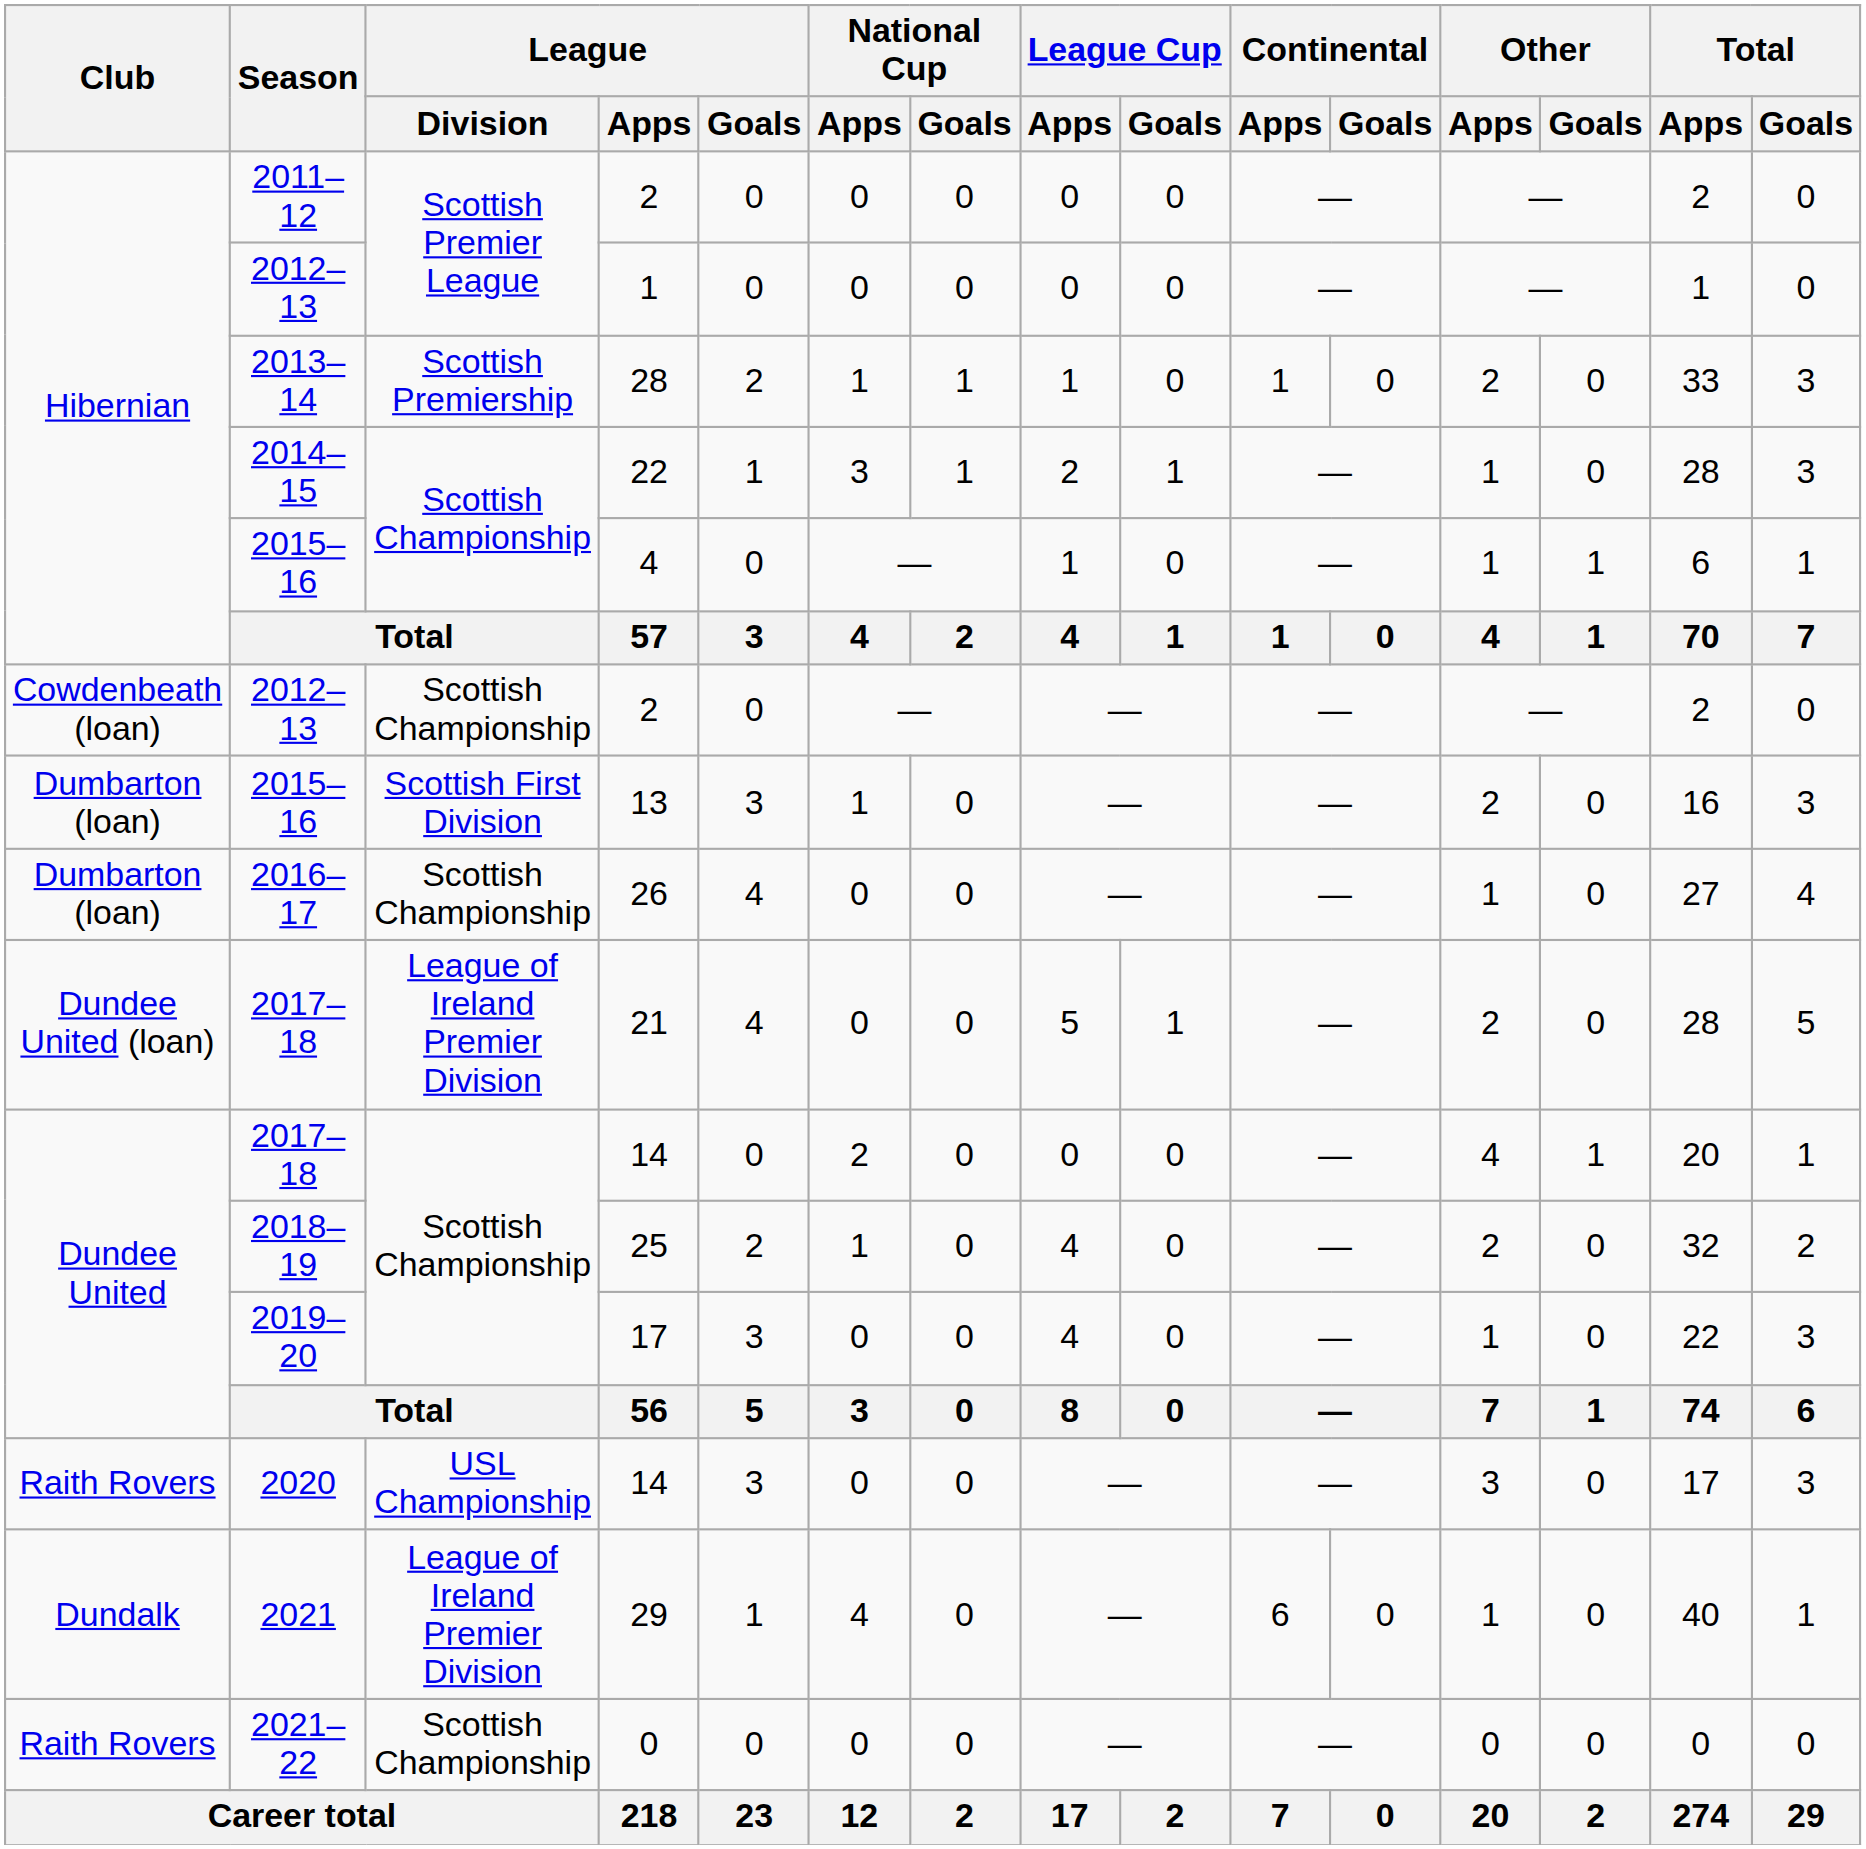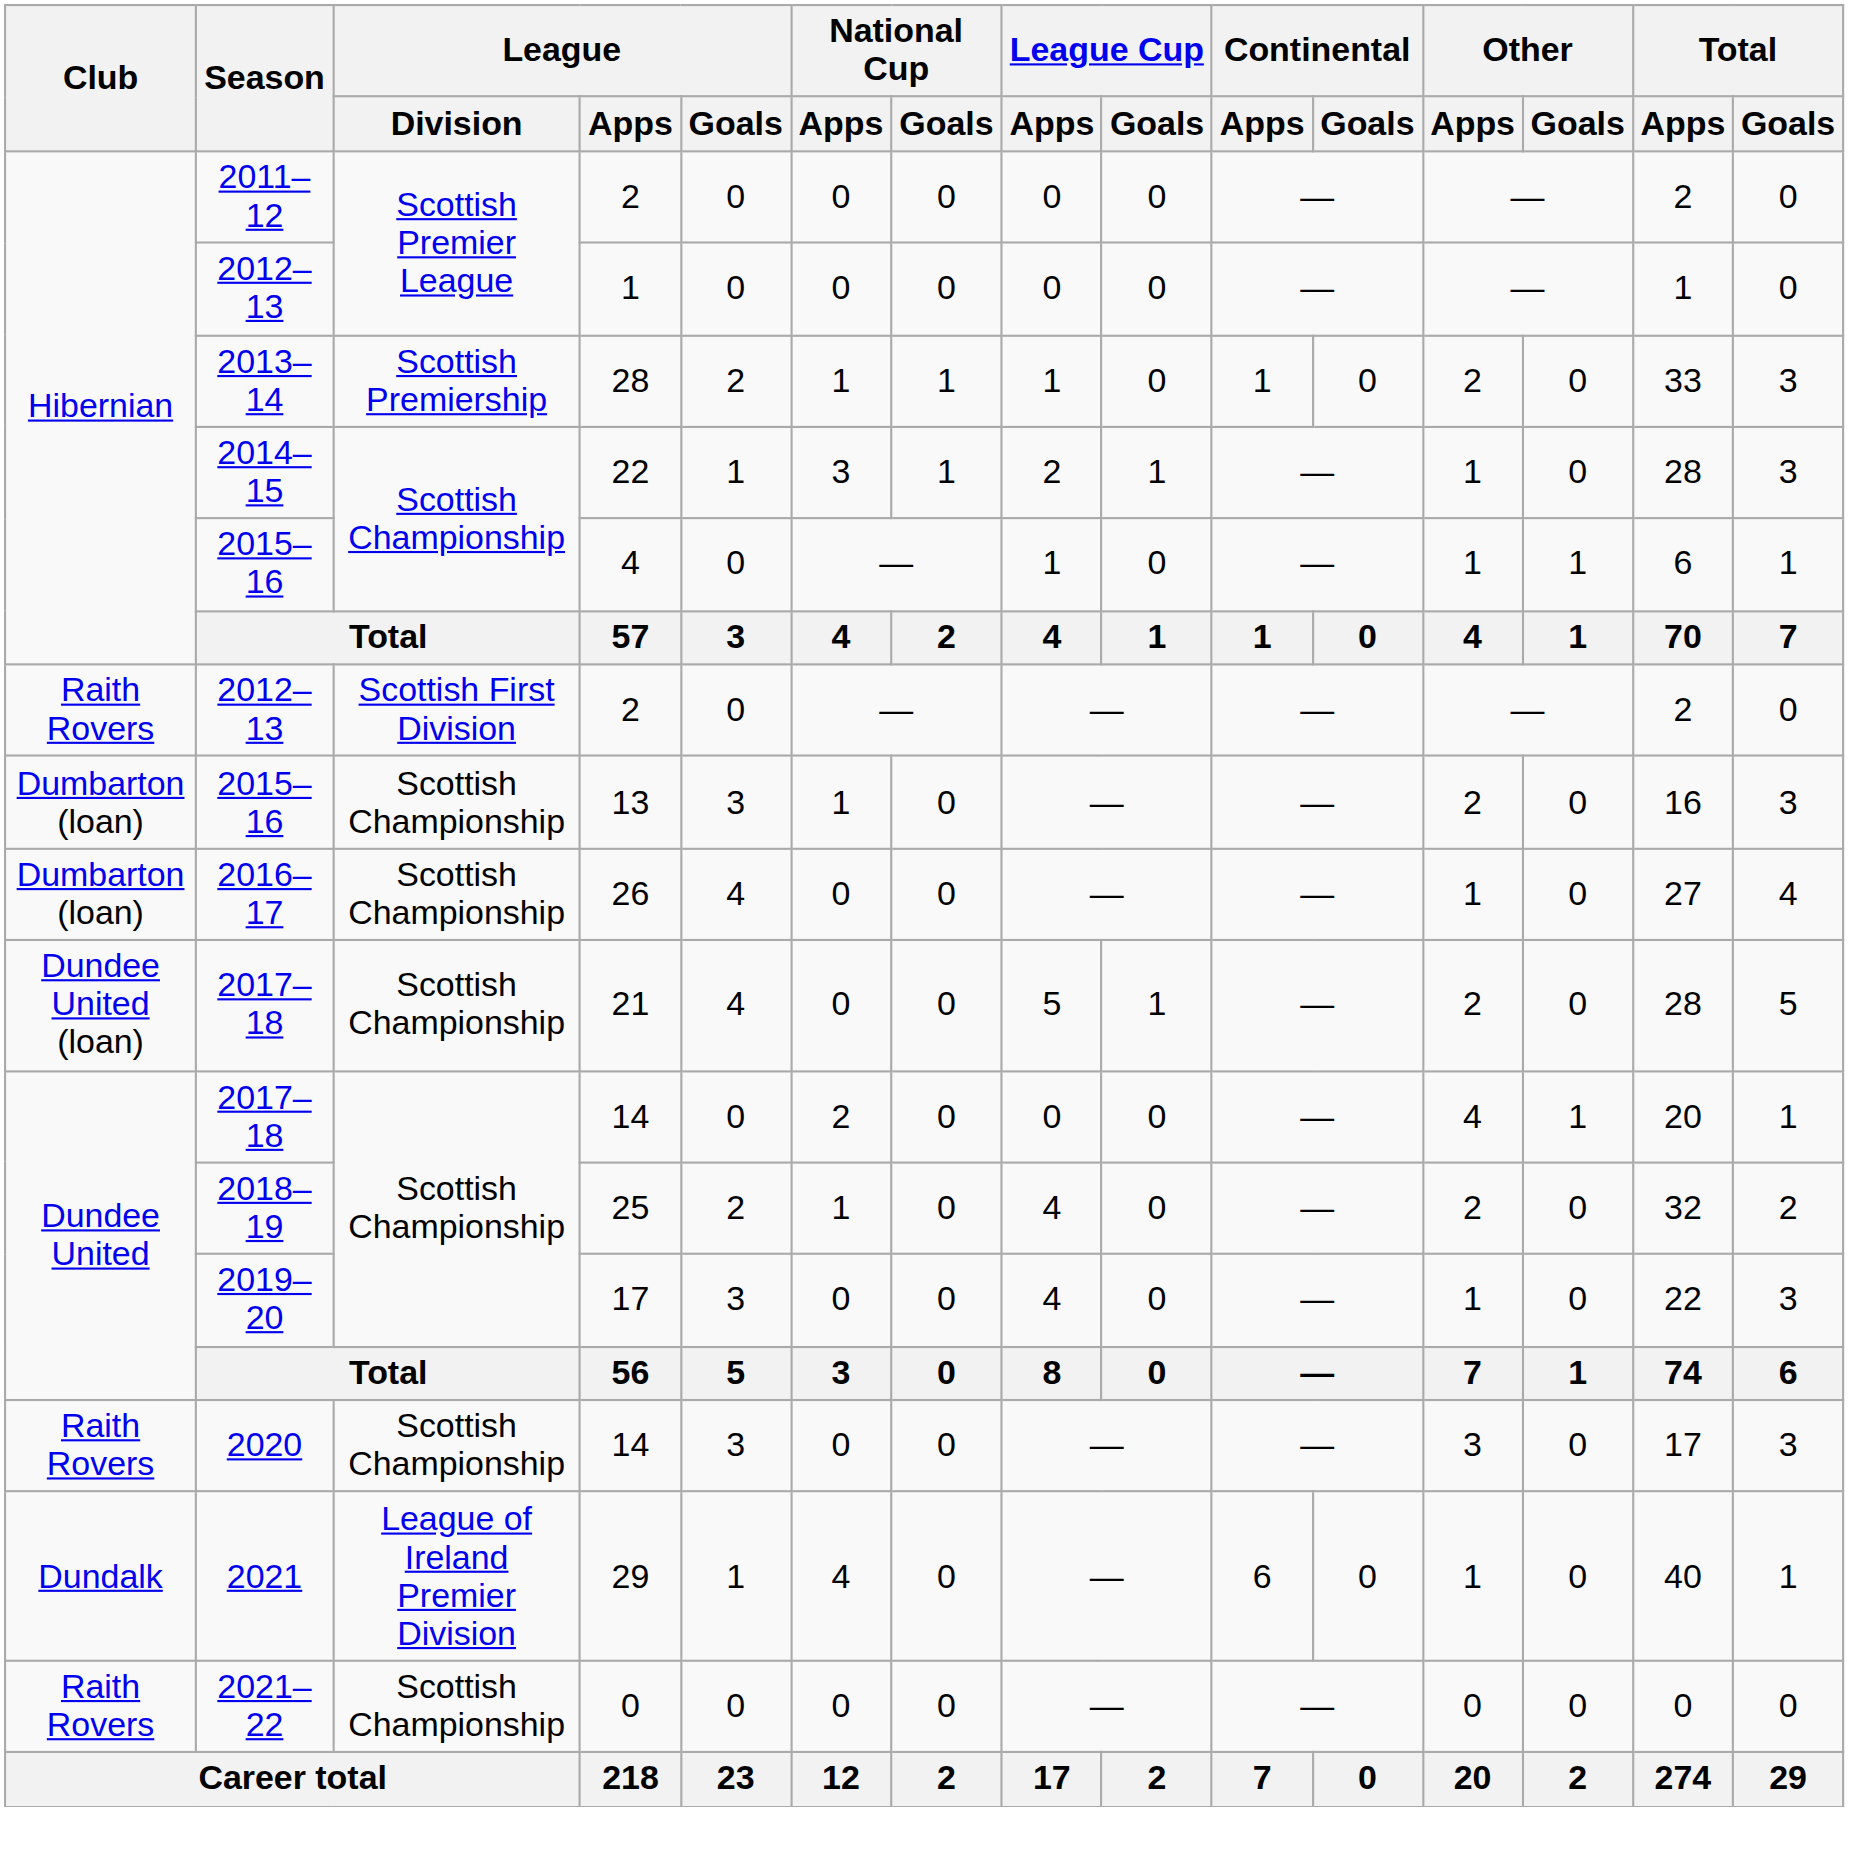(118, 709) Cowdenbeath (loan) -> (101, 709) Raith Rovers
(483, 709) Scottish Championship -> (457, 709) Scottish First Division
(483, 801) Scottish First Division -> (457, 801) Scottish Championship
(483, 1023) League of Ireland Premier Division -> (457, 1004) Scottish Championship
(483, 1483) USL Championship -> (457, 1445) Scottish Championship
